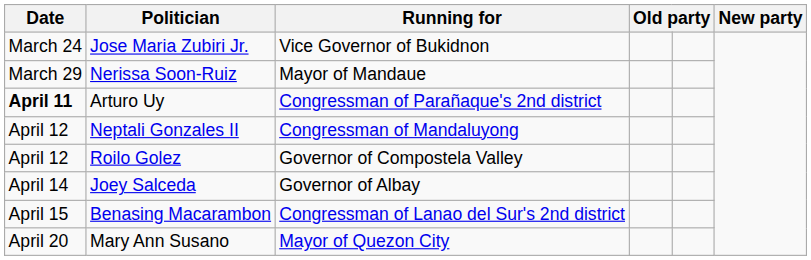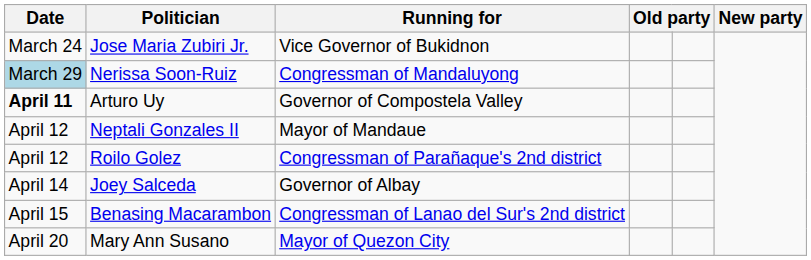(45, 74) no background -> (45, 74) lightblue background
(353, 74) Mayor of Mandaue -> (399, 74) Congressman of Mandaluyong
(440, 102) Congressman of Parañaque's 2nd district -> (401, 102) Governor of Compostela Valley
(399, 130) Congressman of Mandaluyong -> (353, 130) Mayor of Mandaue
(401, 158) Governor of Compostela Valley -> (440, 158) Congressman of Parañaque's 2nd district
